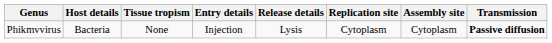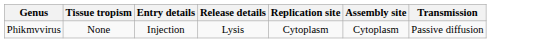- column: (92, 12)
(507, 29) bold -> (447, 29) normal
